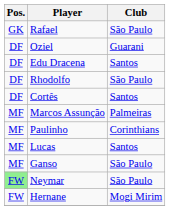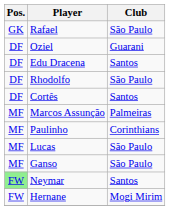(124, 146) Santos -> (131, 146) São Paulo
(131, 180) São Paulo -> (124, 180) Santos
